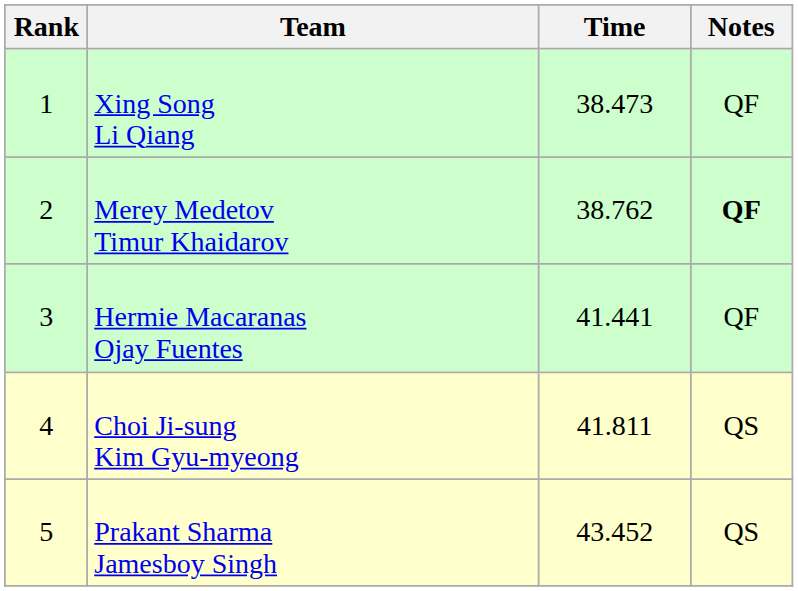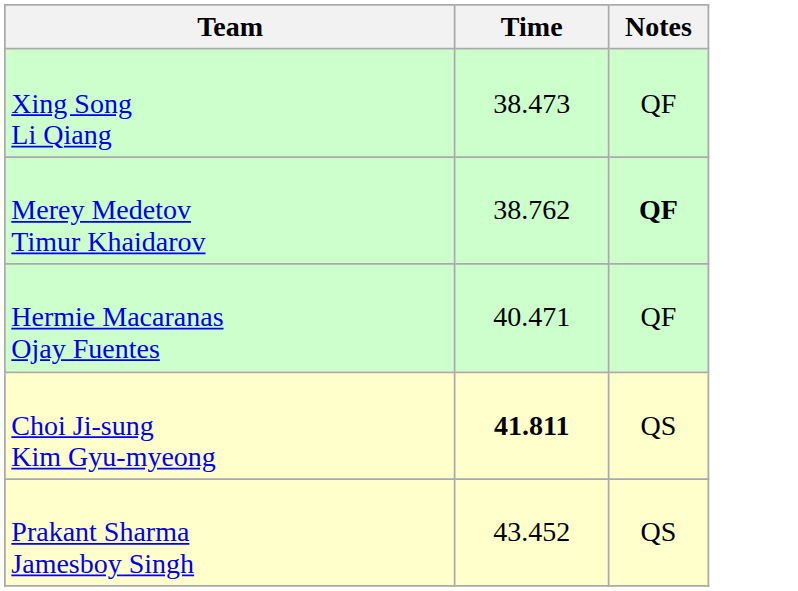- column: (46, 26)
(615, 317) 41.441 -> (532, 317) 40.471
(615, 424) normal -> (532, 424) bold
